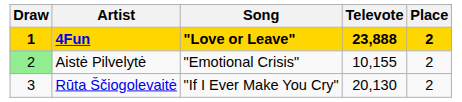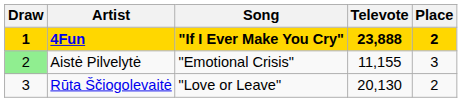(239, 39) "Love or Leave" -> (261, 39) "If I Ever Make You Cry"
(375, 62) 10,155 -> (380, 62) 11,155
(429, 62) 2 -> (434, 62) 3
(261, 85) "If I Ever Make You Cry" -> (230, 85) "Love or Leave"
